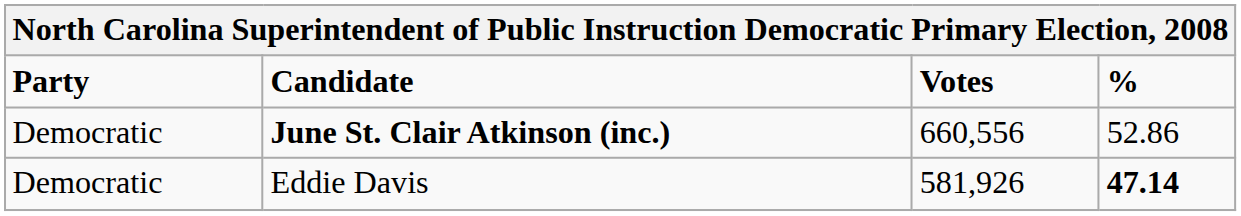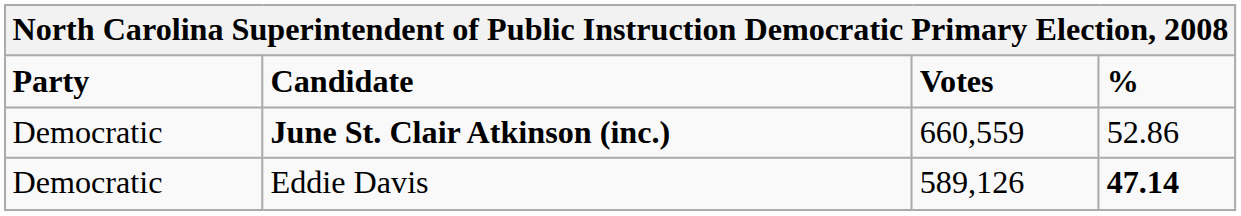(972, 132) 660,556 -> (972, 132) 660,559
(972, 183) 581,926 -> (972, 183) 589,126
